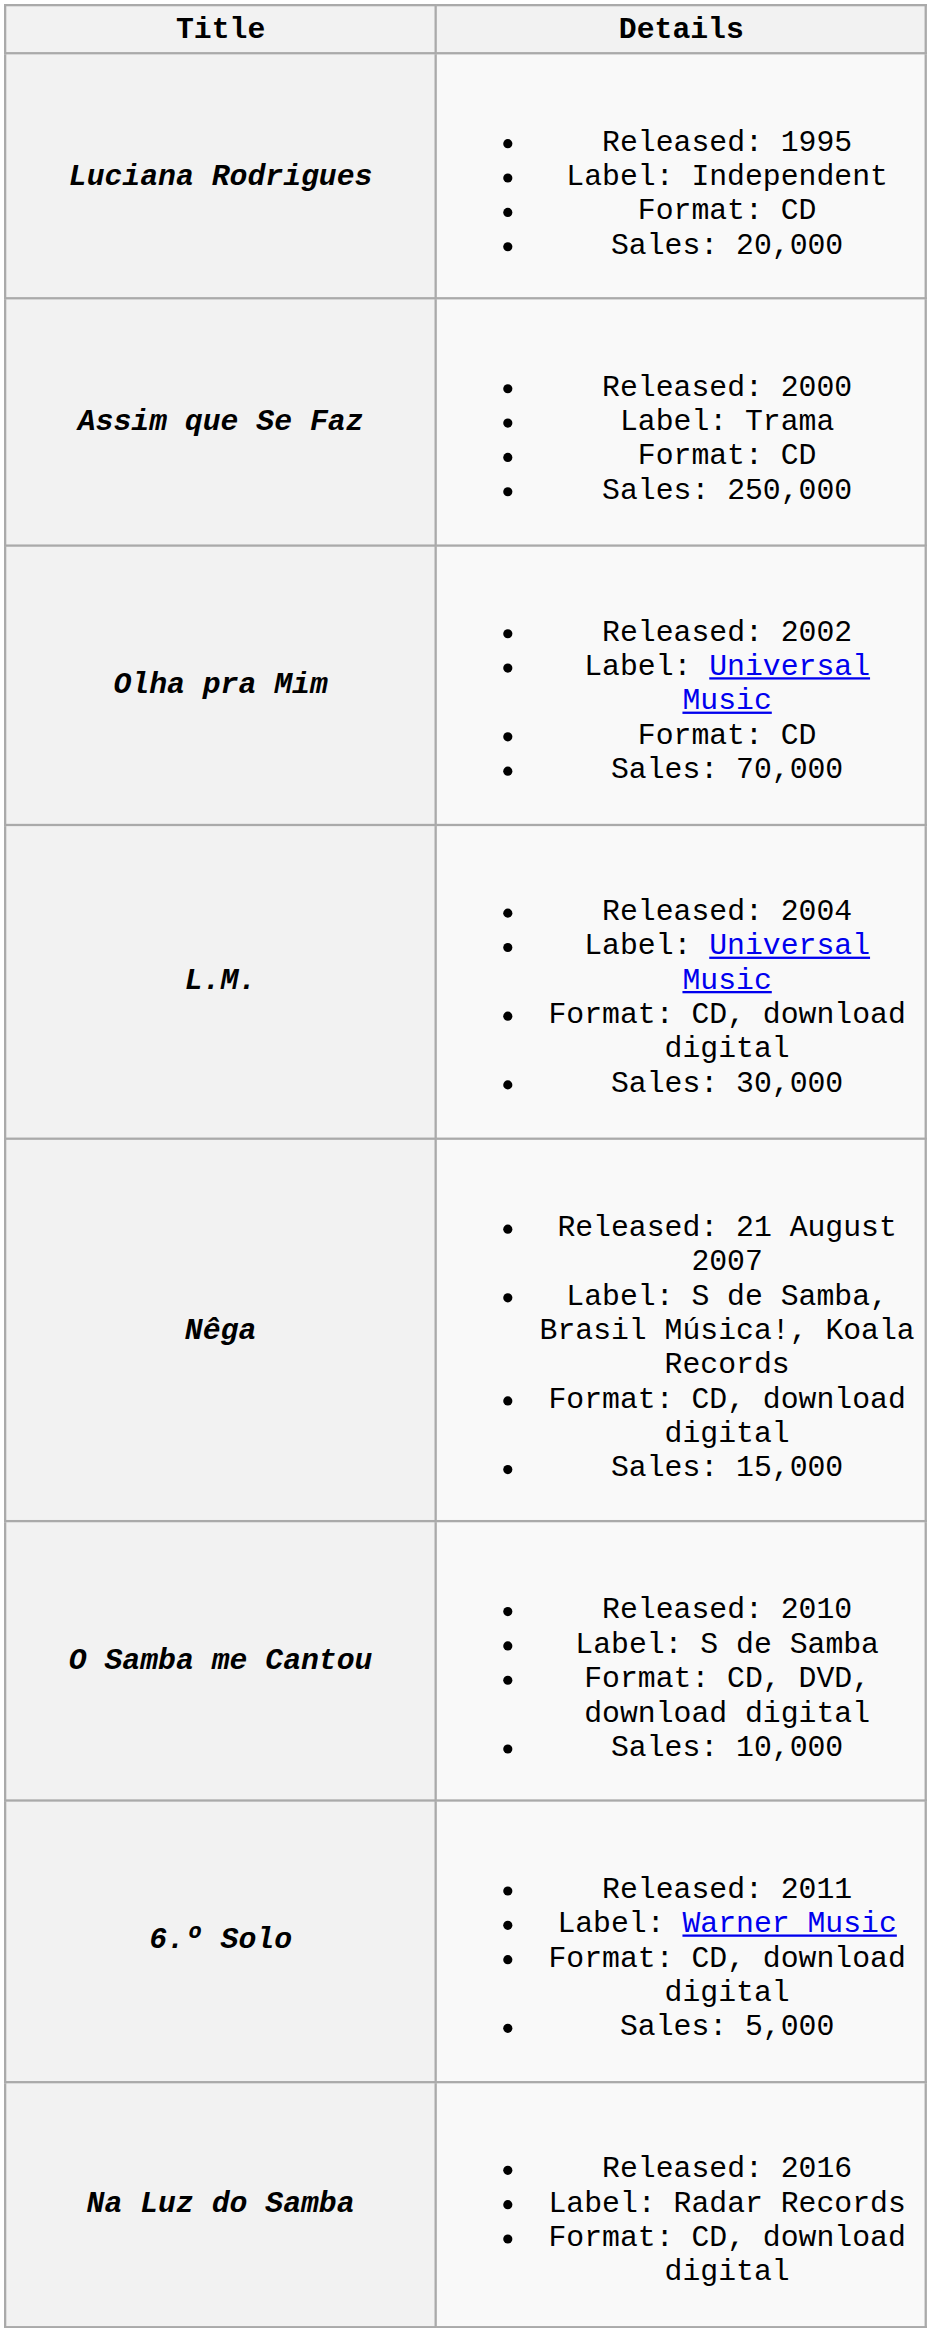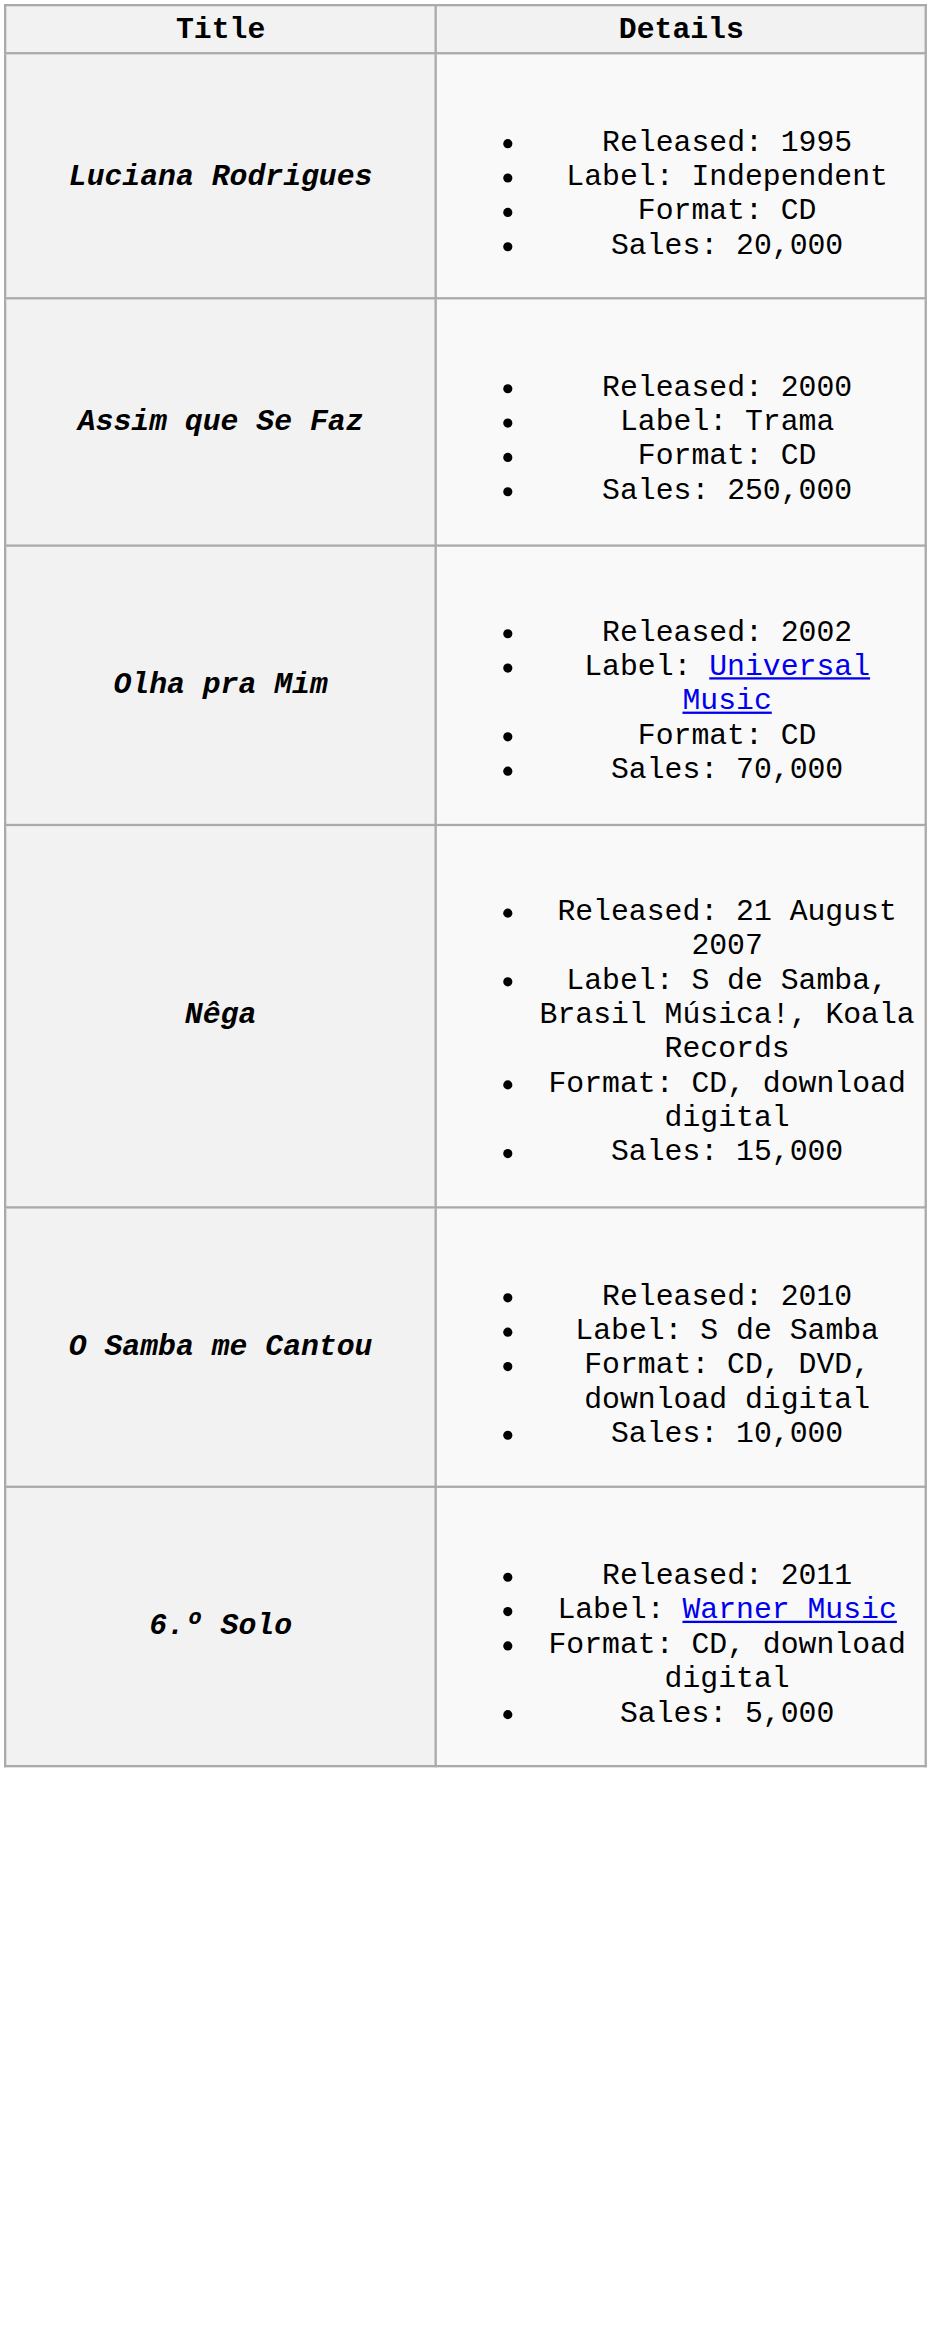- row: (221, 981)
- row: (221, 2204)
